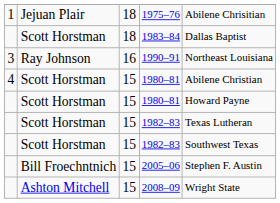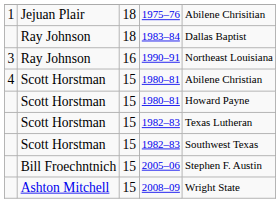(63, 36) Scott Horstman -> (56, 36) Ray Johnson
